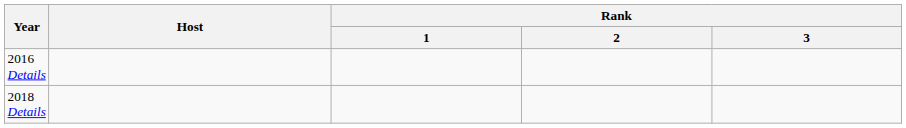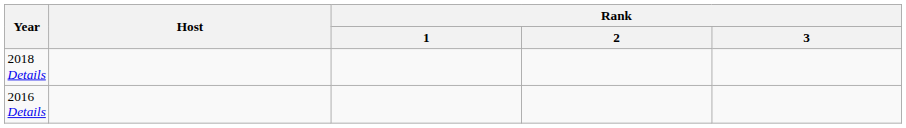rows swapped: (27, 67) <-> (27, 104)
